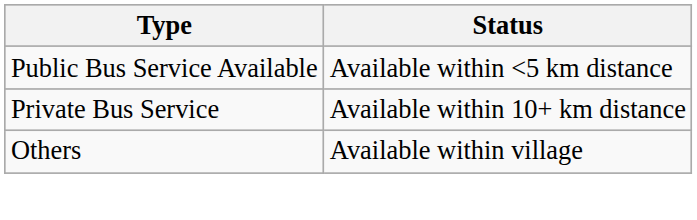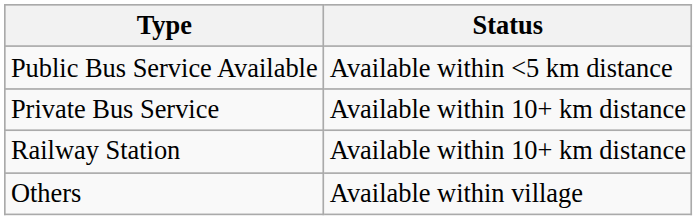+ row: (96, 151)
